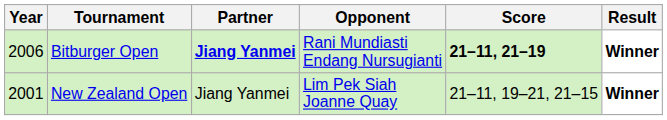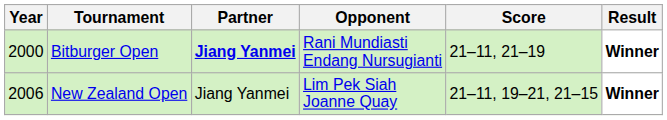(26, 51) 2006 -> (26, 51) 2000
(498, 51) bold -> (497, 51) normal
(26, 94) 2001 -> (26, 94) 2006
